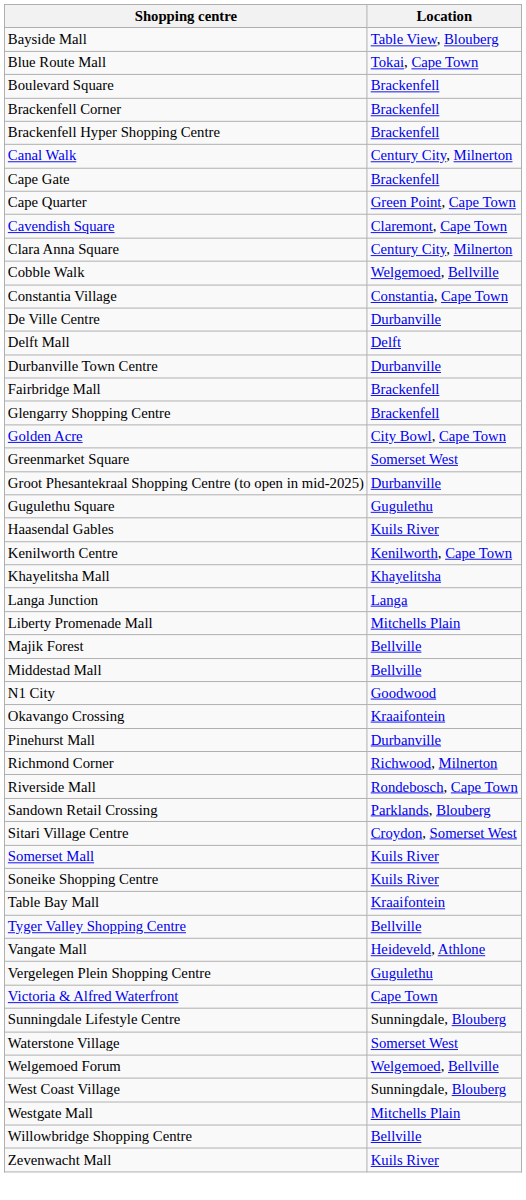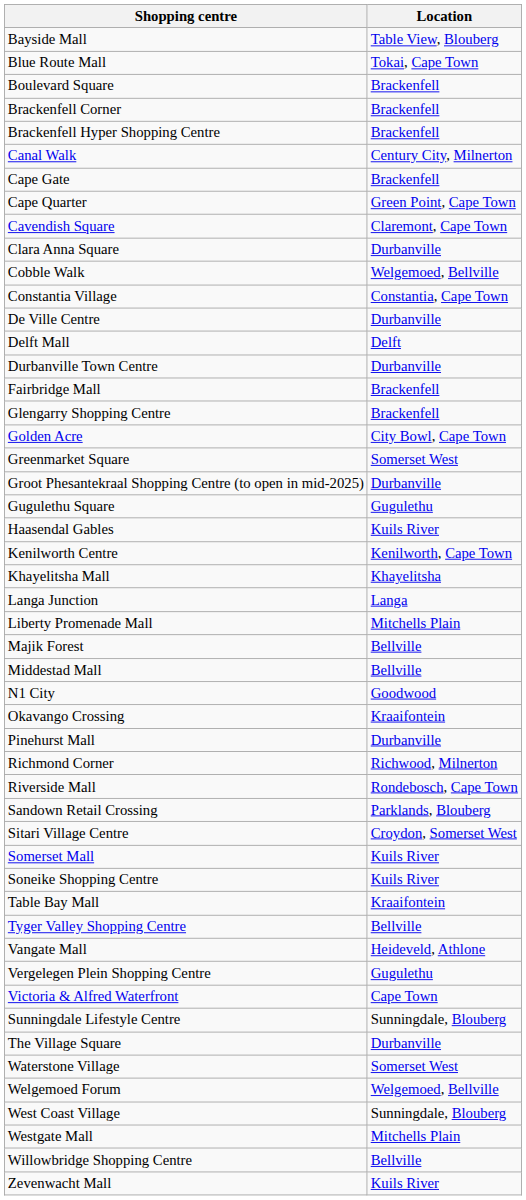(442, 249) Century City, Milnerton -> (406, 249) Durbanville
+ row: (65, 1043)
